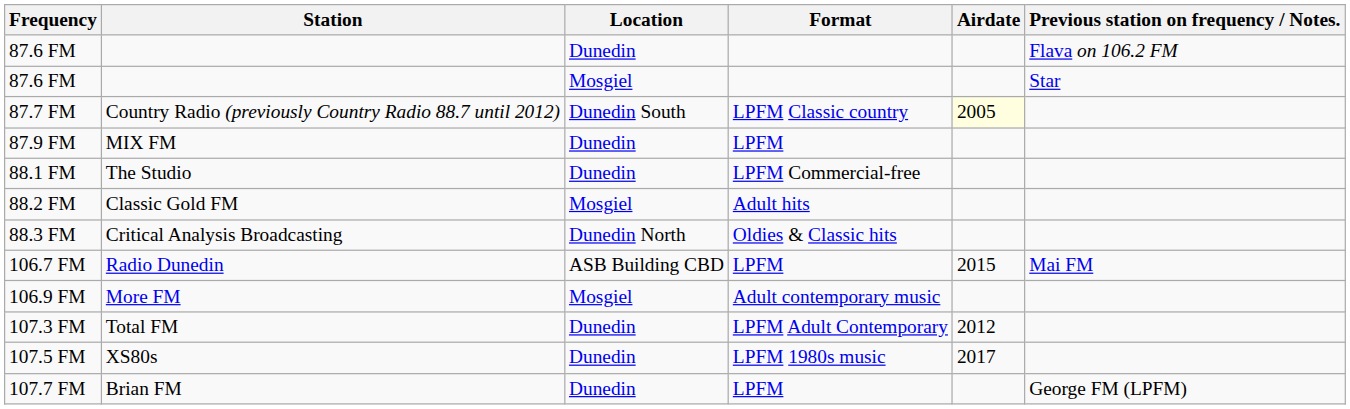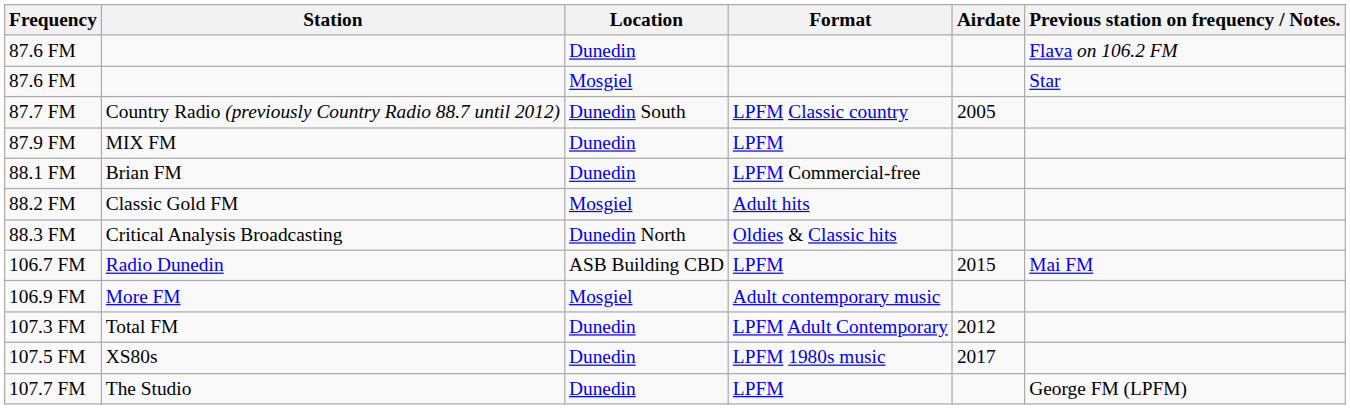(976, 111) lightyellow background -> (976, 111) no background
(149, 173) The Studio -> (144, 173) Brian FM
(144, 388) Brian FM -> (149, 388) The Studio
